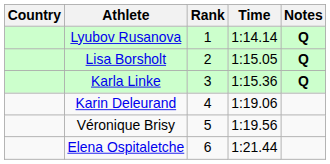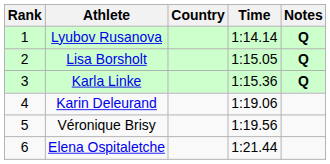columns swapped: (208, 15) <-> (34, 15)
